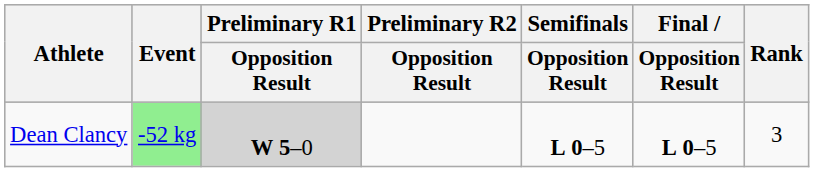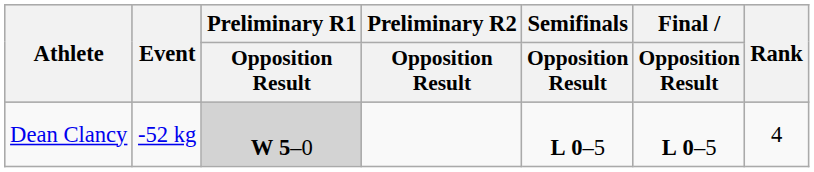(167, 134) lightgreen background -> (167, 134) no background
(777, 134) 3 -> (777, 134) 4
